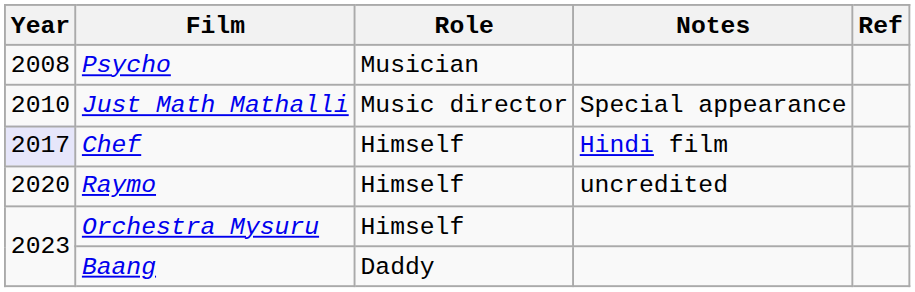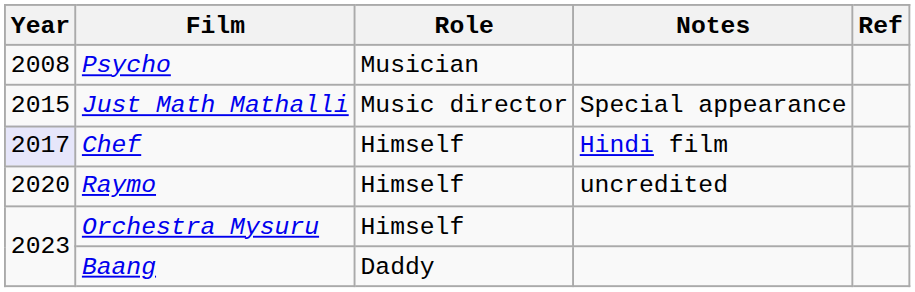(40, 106) 2010 -> (40, 106) 2015
